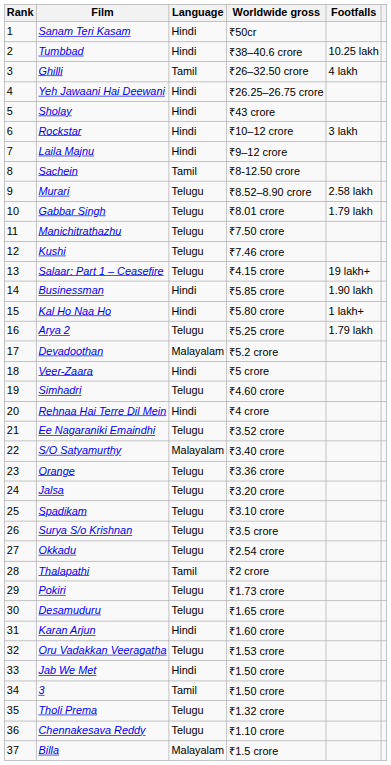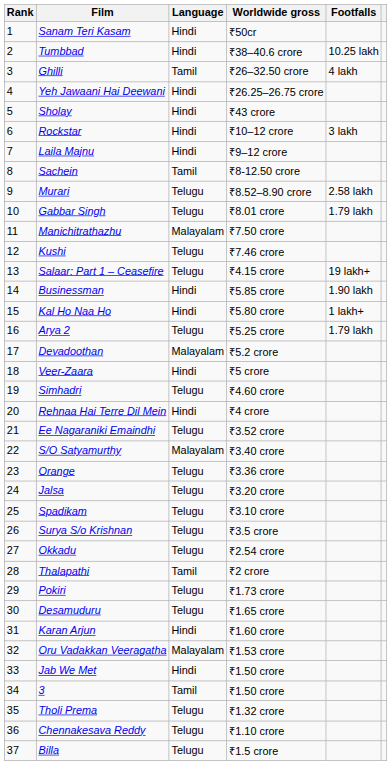(188, 231) Telugu -> (198, 231) Malayalam
(188, 650) Telugu -> (198, 650) Malayalam
(198, 750) Malayalam -> (188, 750) Telugu
